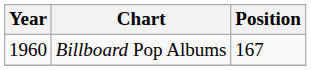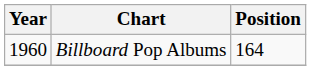(250, 49) 167 -> (250, 49) 164
